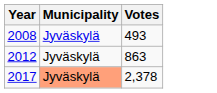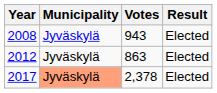+ column: (187, 14)
(135, 35) 493 -> (135, 35) 943
